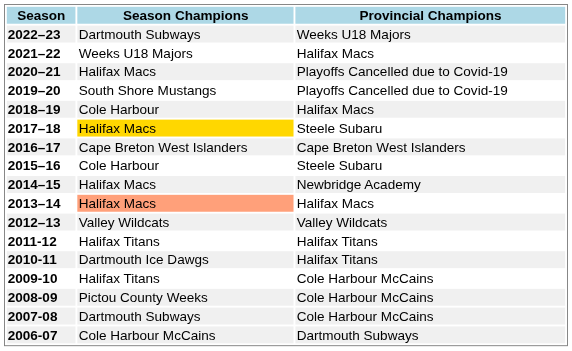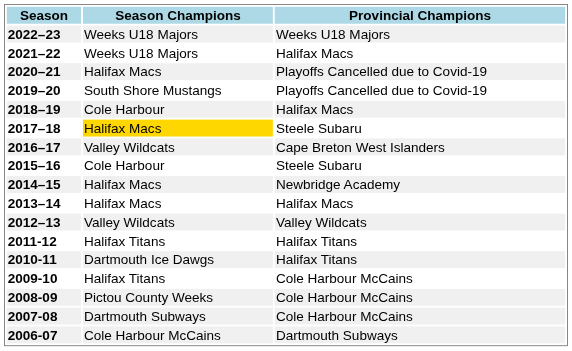(140, 34) Dartmouth Subways -> (141, 34) Weeks U18 Majors
(163, 147) Cape Breton West Islanders -> (129, 147) Valley Wildcats
(117, 203) lightsalmon background -> (123, 203) no background
